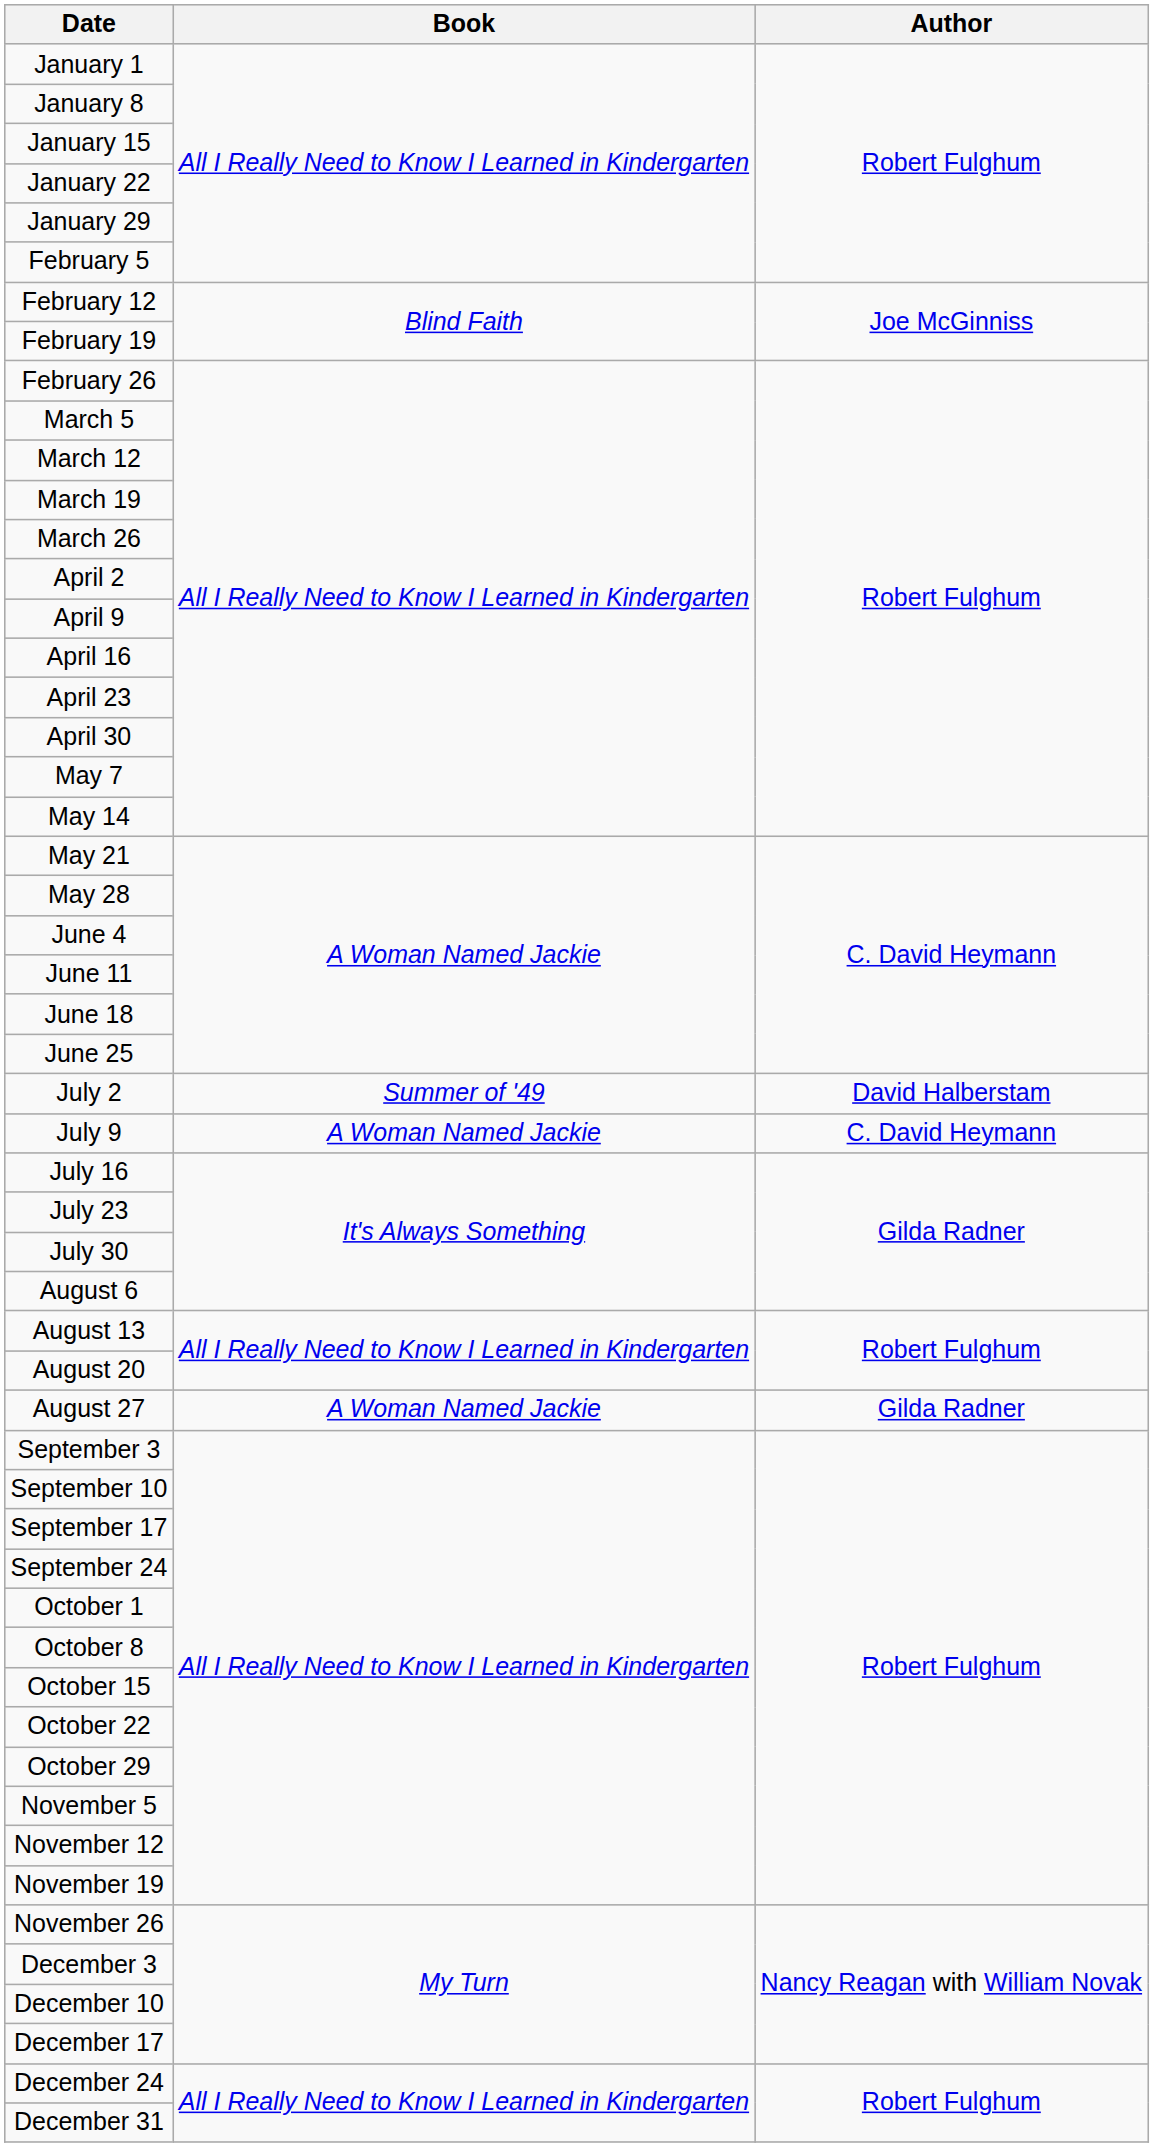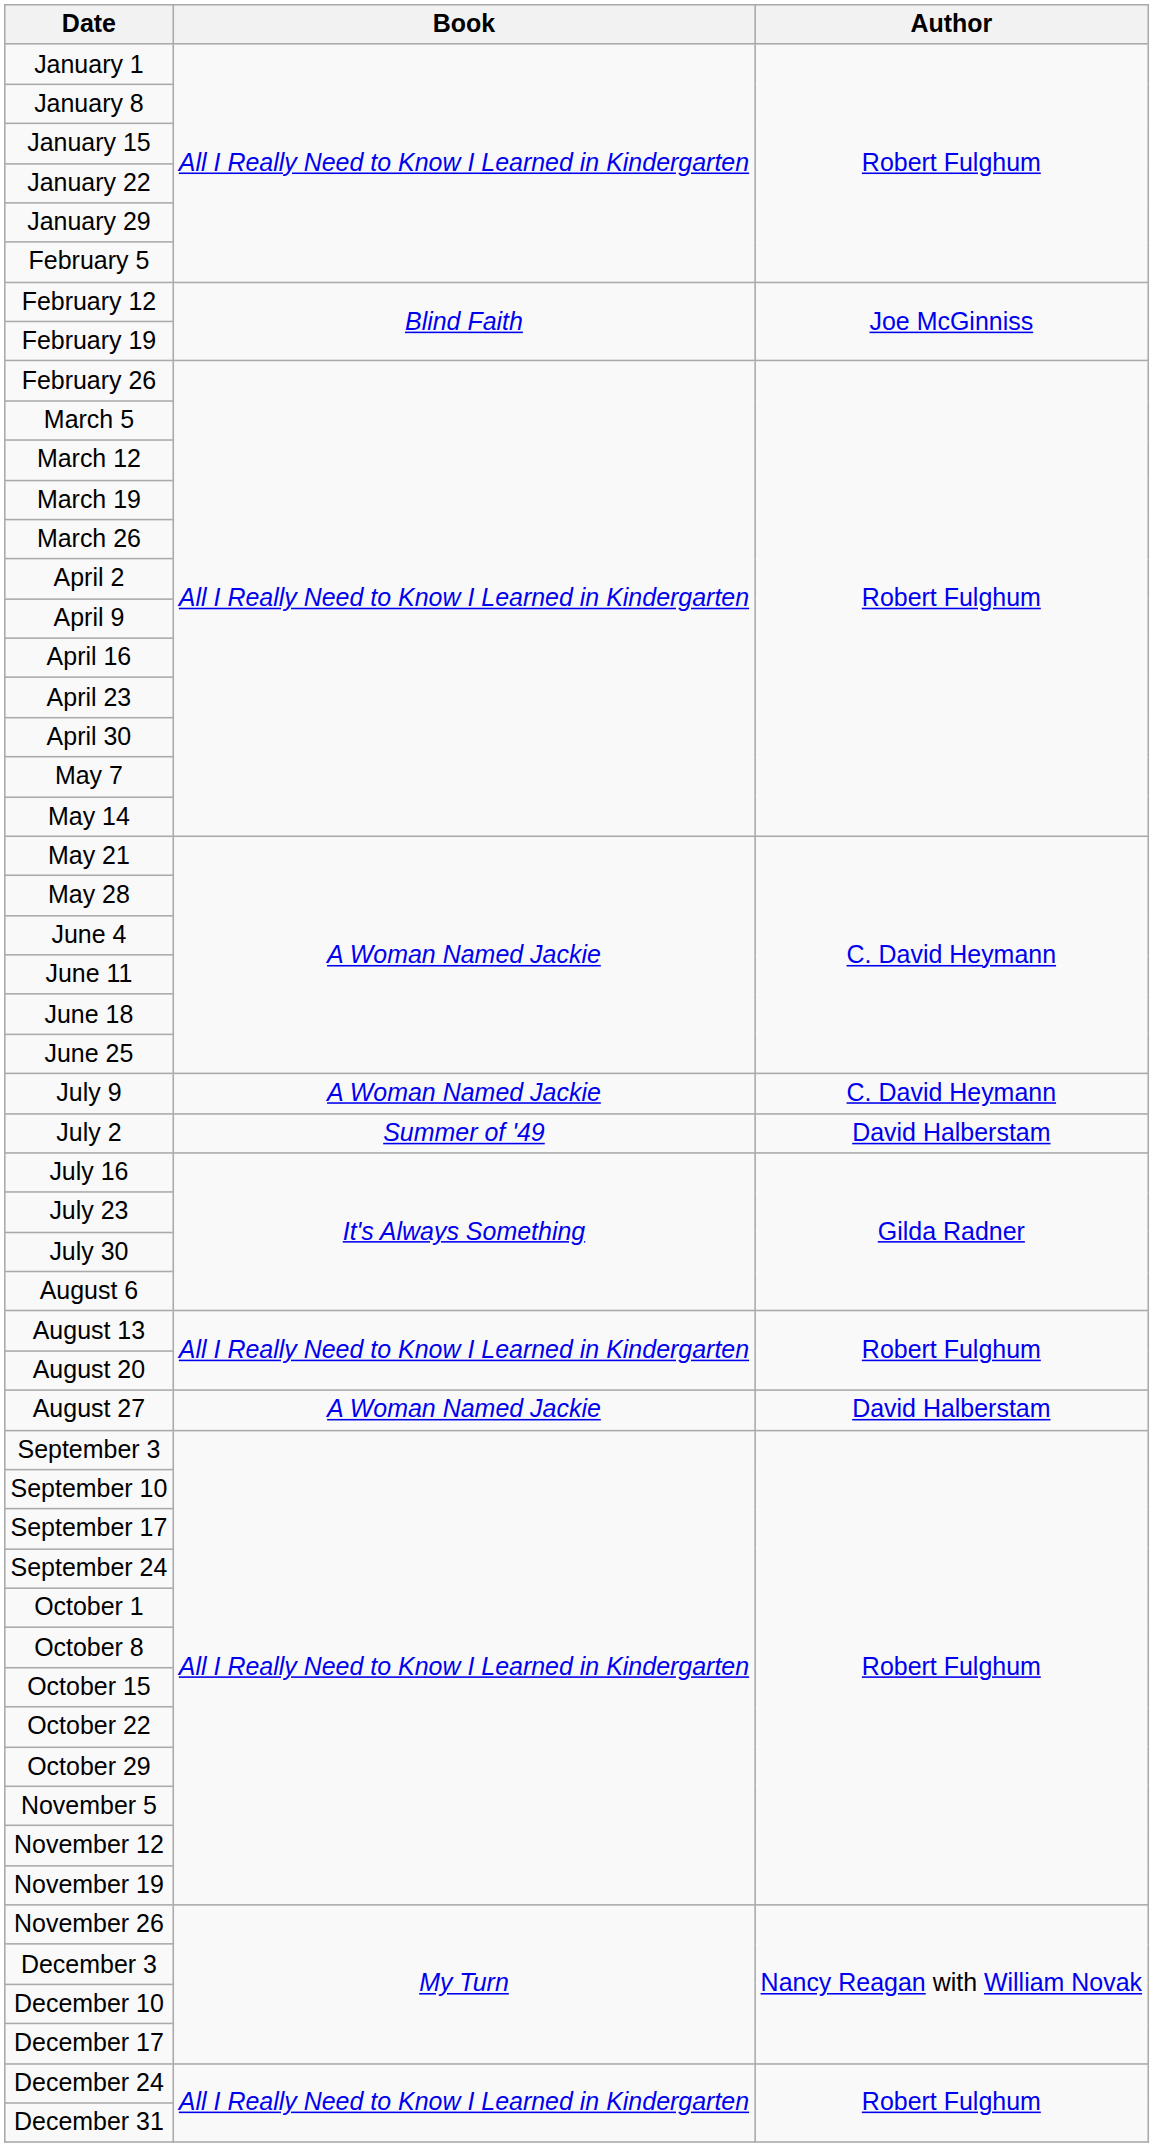rows swapped: (89, 1093) <-> (89, 1132)
(951, 1409) Gilda Radner -> (951, 1409) David Halberstam
